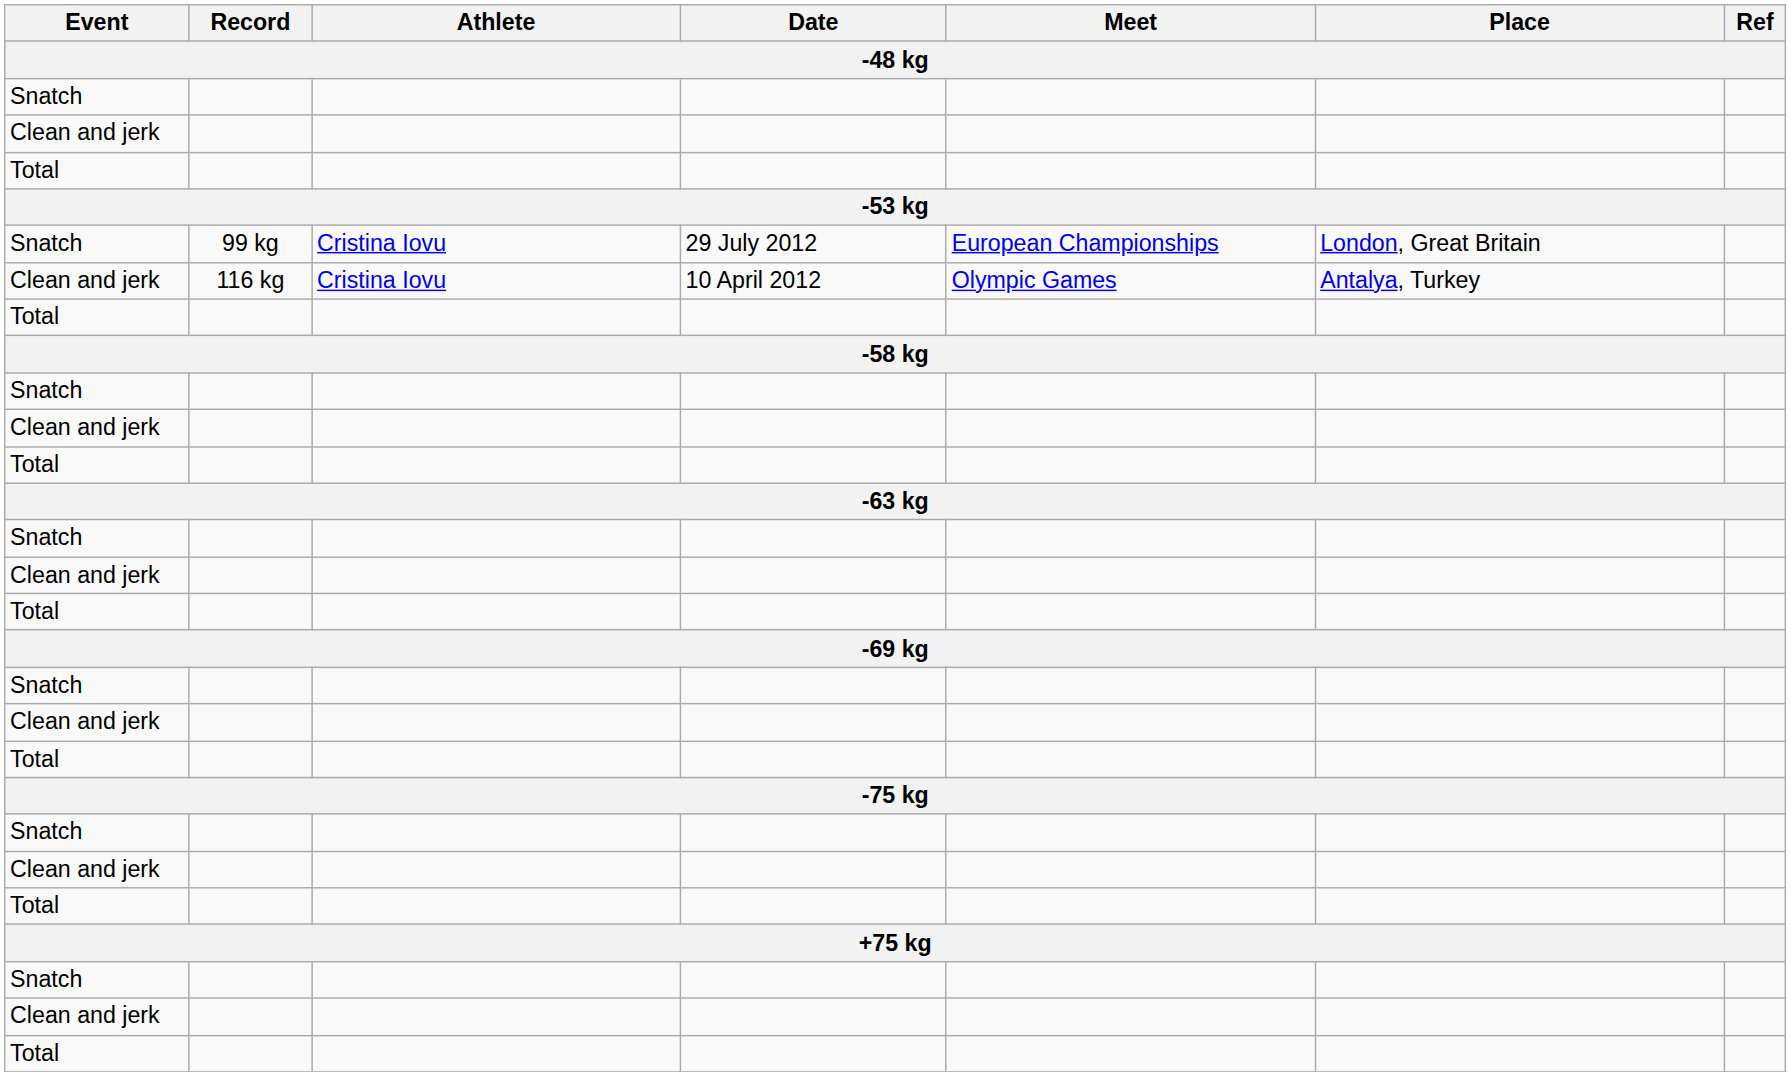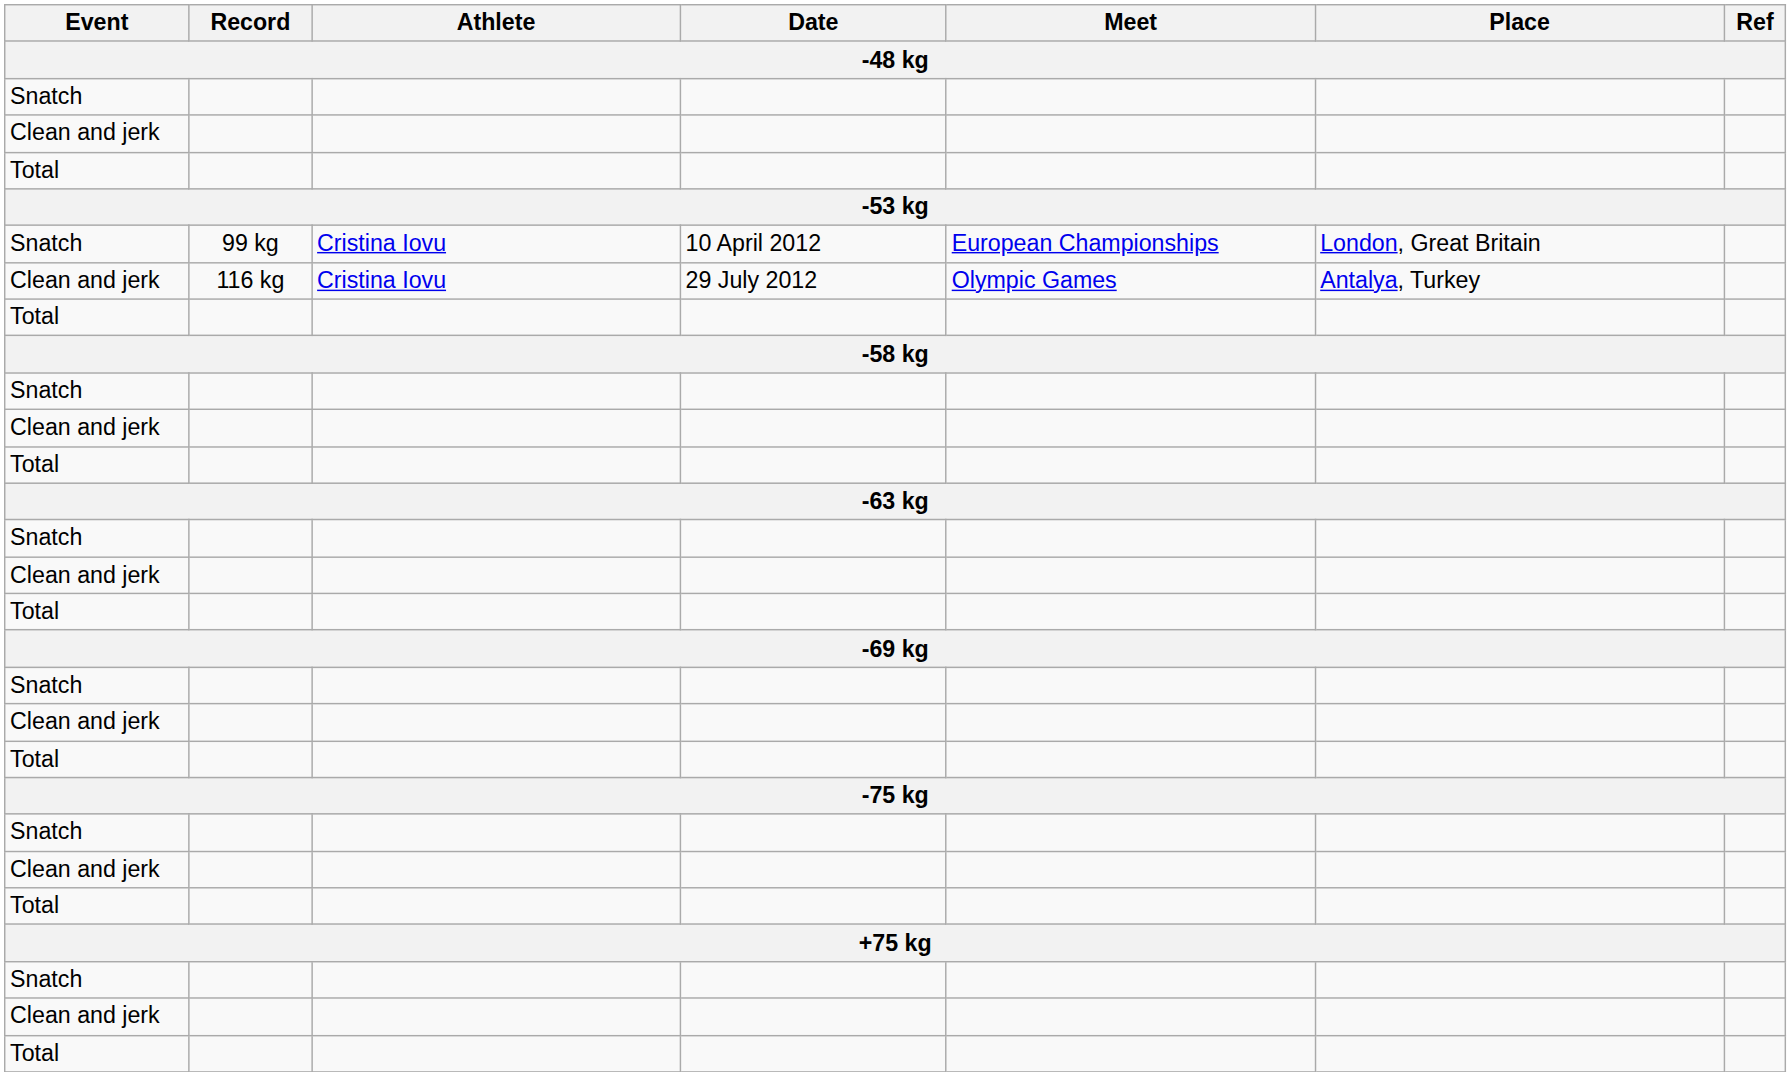(751, 243) 29 July 2012 -> (753, 243) 10 April 2012
(753, 280) 10 April 2012 -> (751, 280) 29 July 2012
